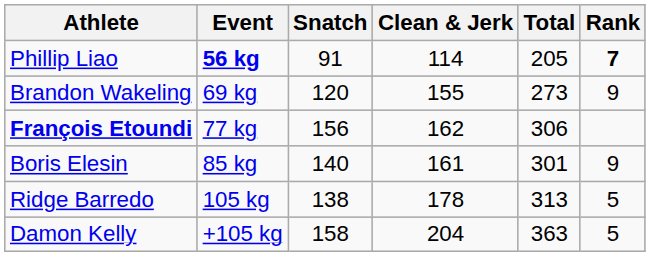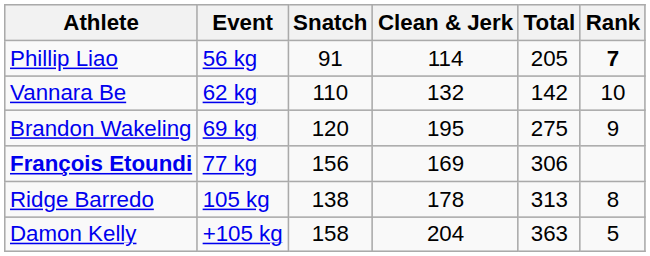(231, 58) bold -> (230, 58) normal
+ row: (68, 93)
(446, 93) 155 -> (446, 129) 195
(549, 93) 273 -> (549, 129) 275
(446, 129) 162 -> (446, 164) 169
- row: (69, 164)
(613, 199) 5 -> (613, 199) 8
